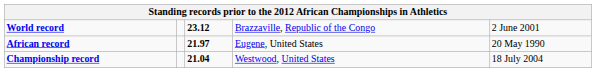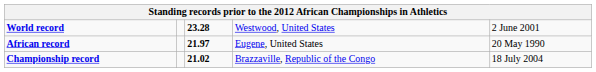(198, 28) 23.12 -> (198, 28) 23.28
(305, 28) Brazzaville, Republic of the Congo -> (285, 28) Westwood, United States
(198, 59) 21.04 -> (198, 59) 21.02
(285, 59) Westwood, United States -> (305, 59) Brazzaville, Republic of the Congo
